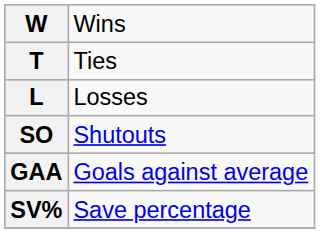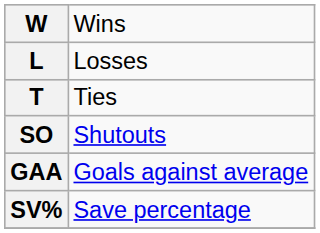rows swapped: (36, 98) <-> (36, 61)
